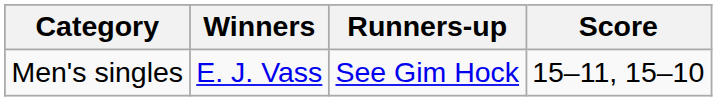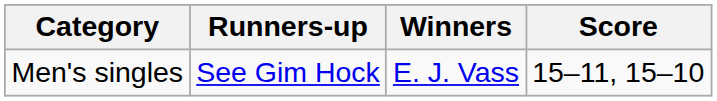columns swapped: (259, 27) <-> (427, 27)
